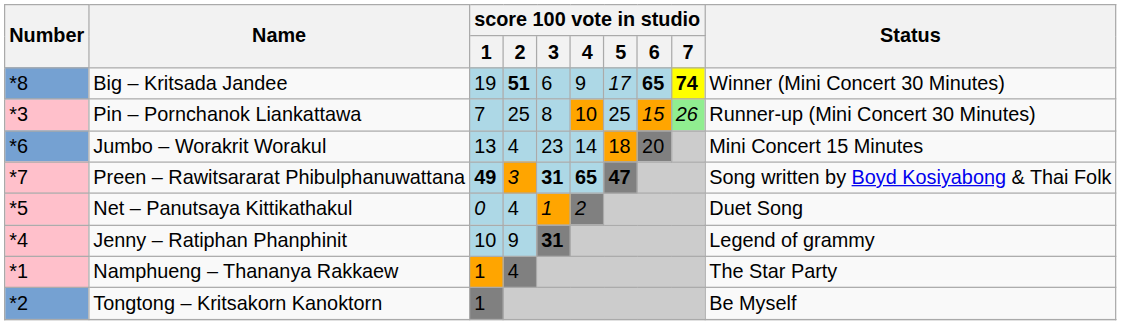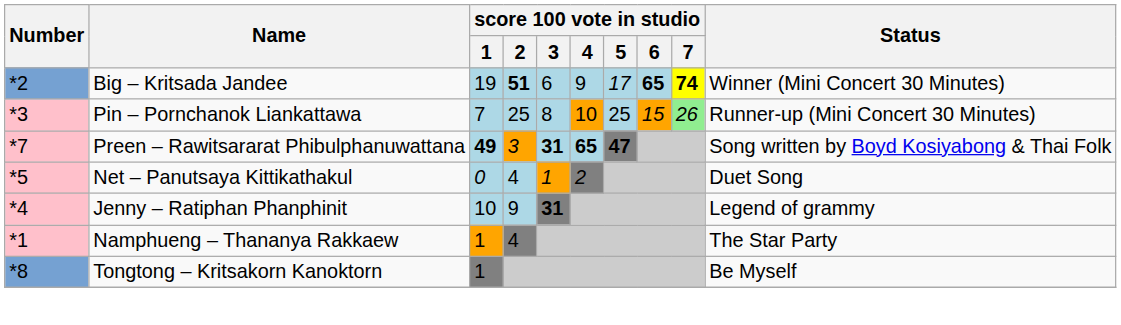(19, 83) *8 -> (19, 83) *2
- row: (210, 146)
(19, 303) *2 -> (19, 271) *8
